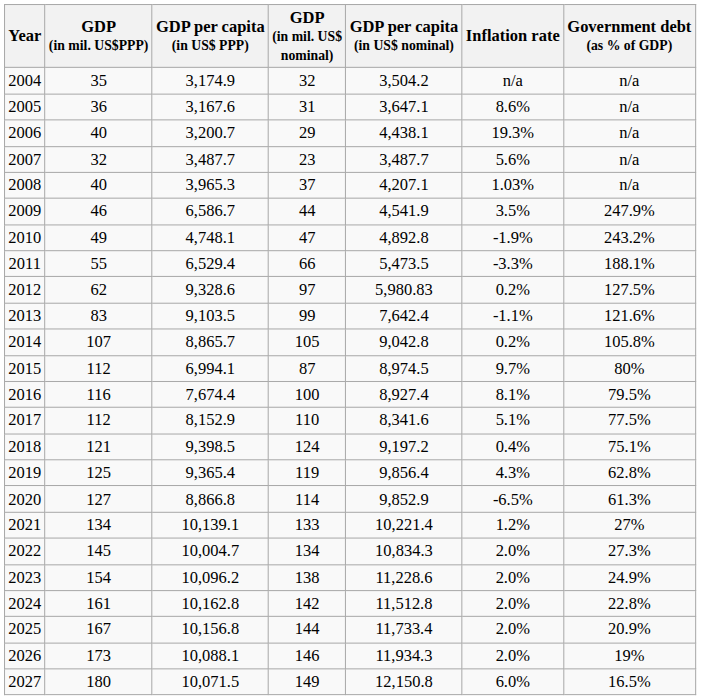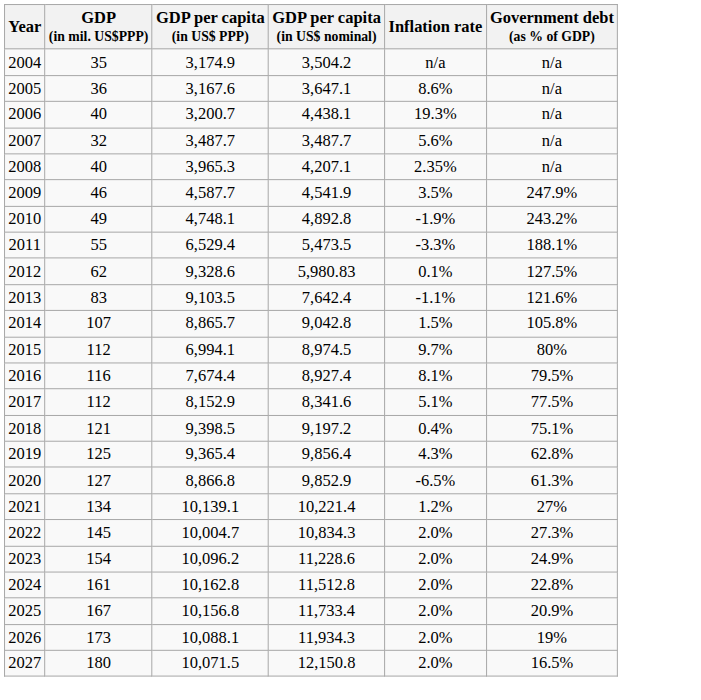- column: (307, 36)
(513, 185) 1.03% -> (435, 166) 2.35%
(210, 211) 6,586.7 -> (210, 192) 4,587.7
(513, 289) 0.2% -> (435, 271) 0.1%
(513, 342) 0.2% -> (435, 323) 1.5%
(513, 681) 6.0% -> (435, 663) 2.0%
